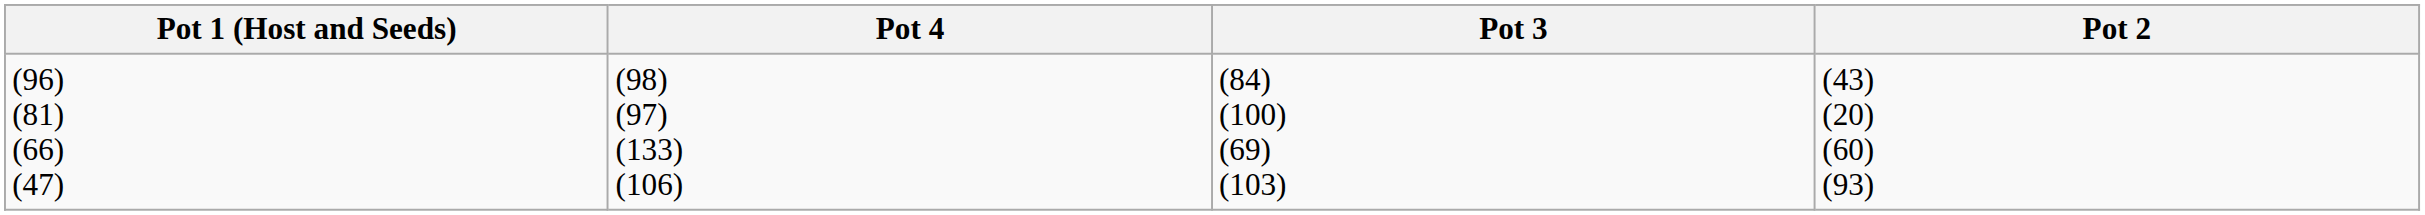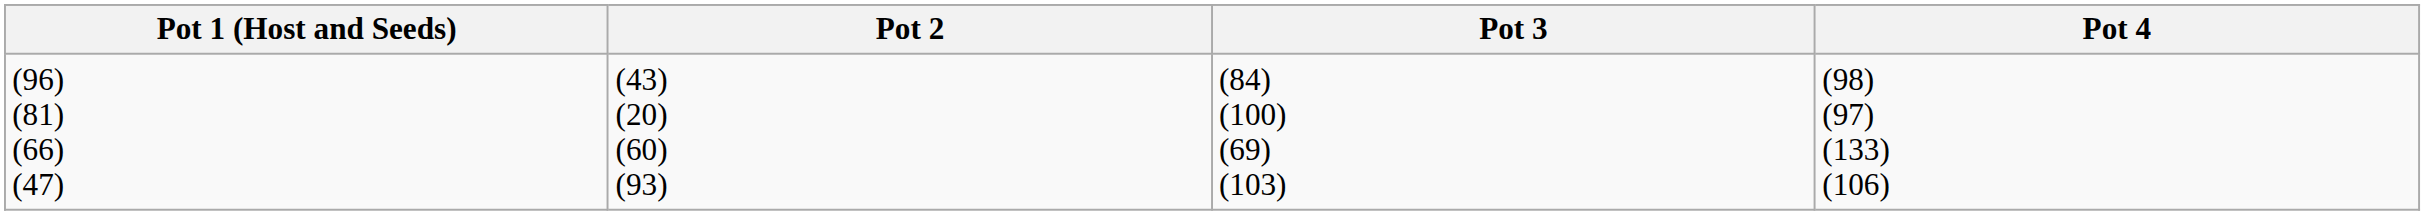columns swapped: (2117, 29) <-> (910, 29)
